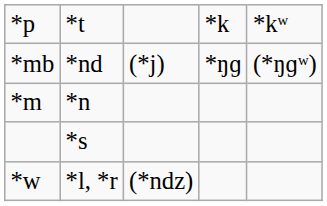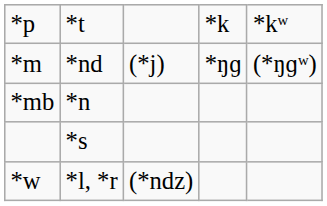(32, 63) *mb -> (26, 63) *m
(26, 102) *m -> (32, 102) *mb
